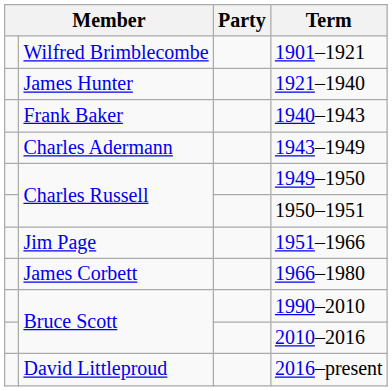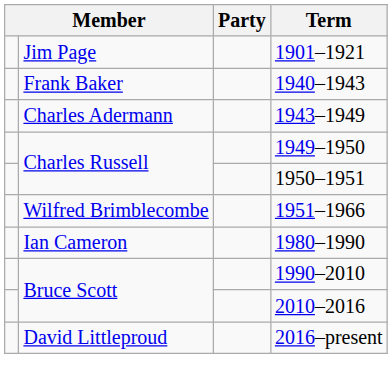(116, 52) Wilfred Brimblecombe -> (60, 52) Jim Page
- row: (320, 83)
(60, 242) Jim Page -> (116, 210) Wilfred Brimblecombe
- row: (320, 274)
+ row: (320, 242)
